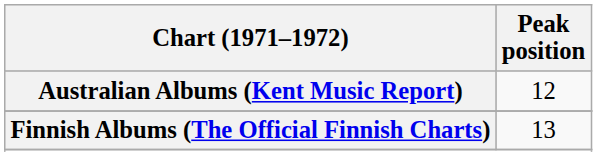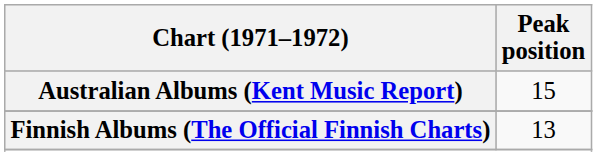(543, 90) 12 -> (543, 90) 15
